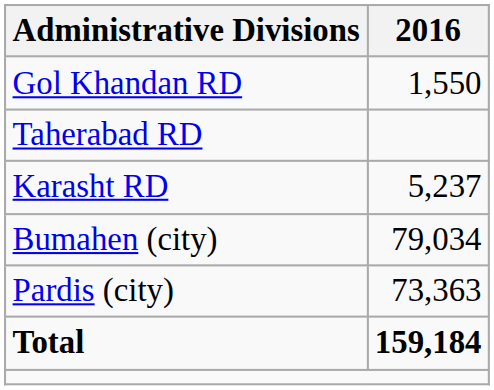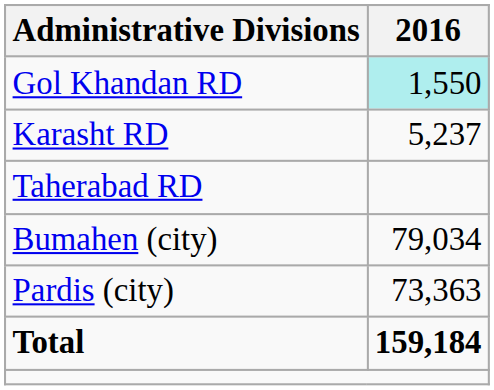(445, 82) no background -> (445, 82) paleturquoise background
rows swapped: (90, 186) <-> (108, 134)
